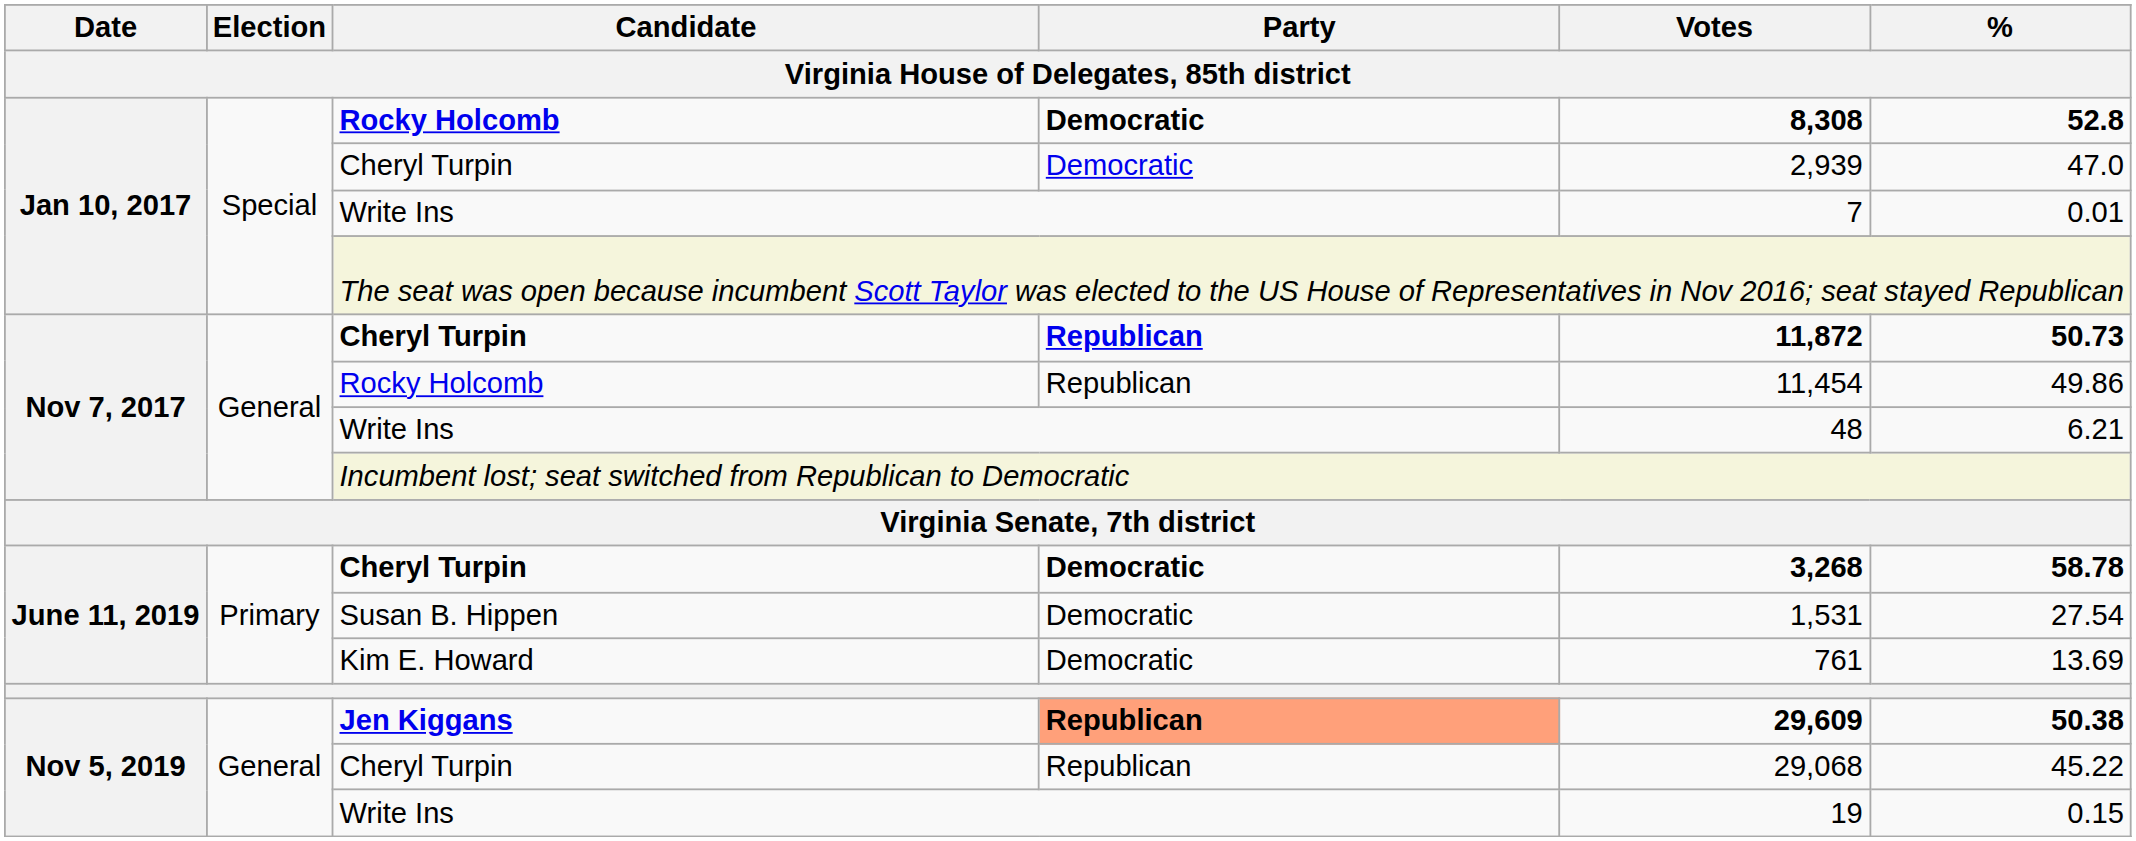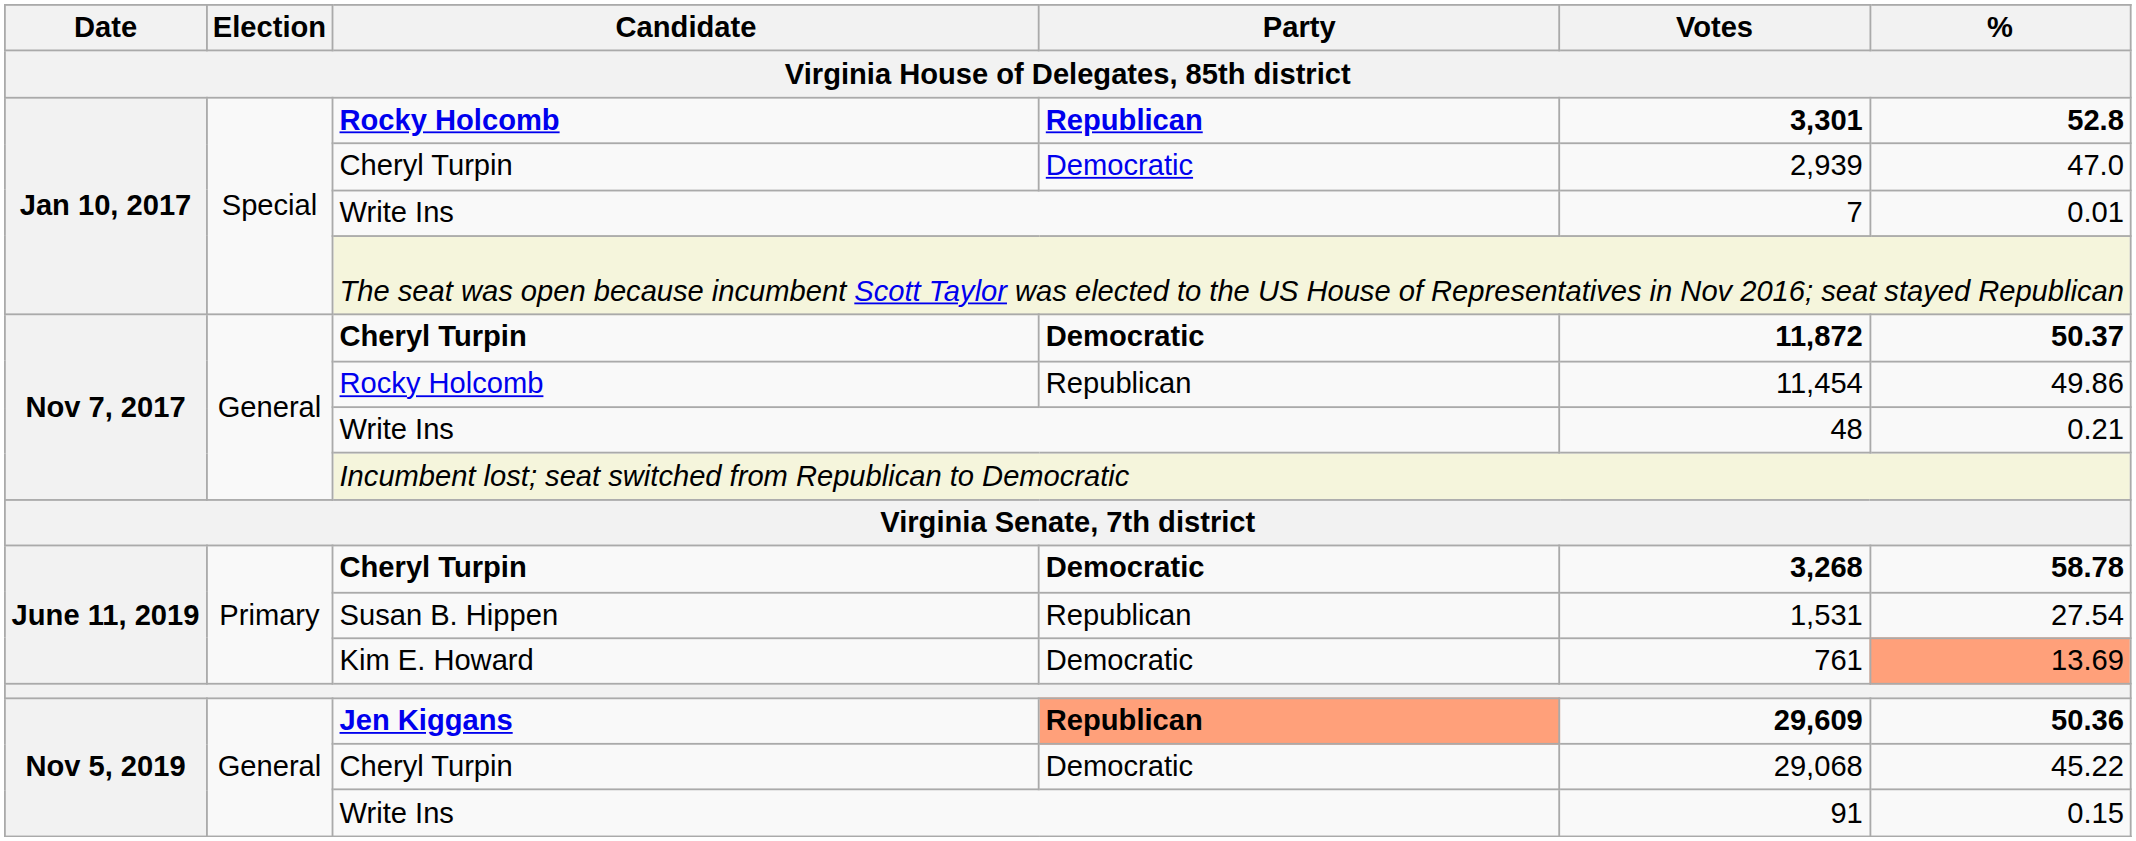(1125, 119) Democratic -> (1124, 119) Republican
(1826, 119) 8,308 -> (1826, 119) 3,301
(1124, 337) Republican -> (1125, 337) Democratic
(2087, 337) 50.73 -> (2087, 337) 50.37
(2096, 429) 6.21 -> (2096, 429) 0.21
(1119, 614) Democratic -> (1119, 614) Republican
(2087, 660) no background -> (2087, 660) lightsalmon background
(2087, 720) 50.38 -> (2087, 720) 50.36
(1119, 766) Republican -> (1119, 766) Democratic
(1847, 812) 19 -> (1847, 812) 91
